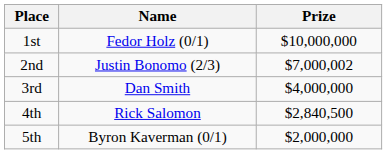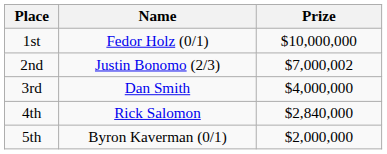(319, 112) $2,840,500 -> (319, 112) $2,840,000
